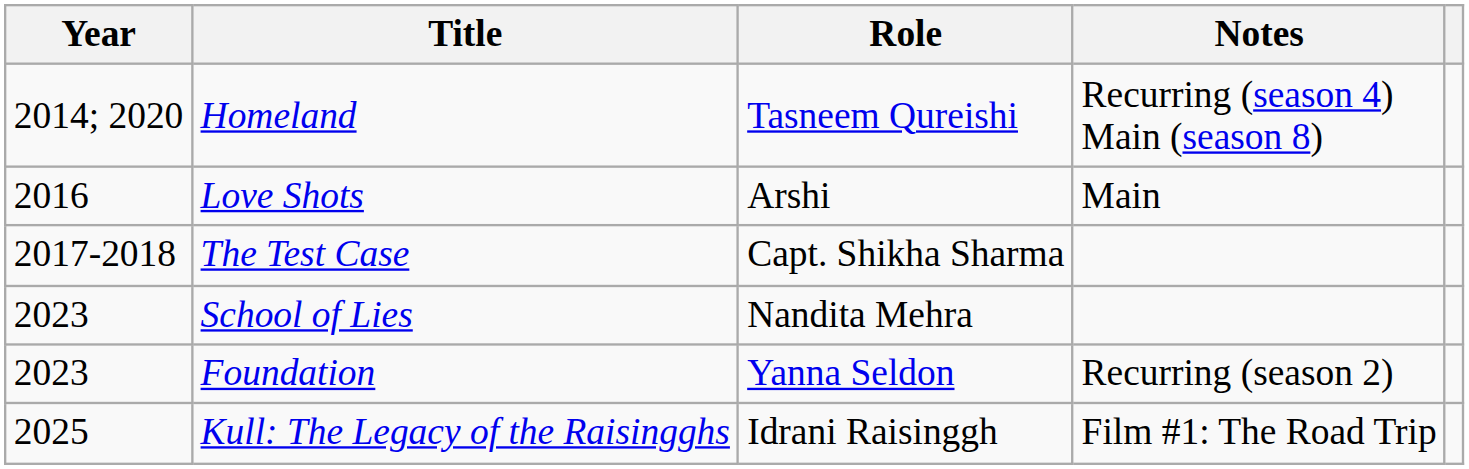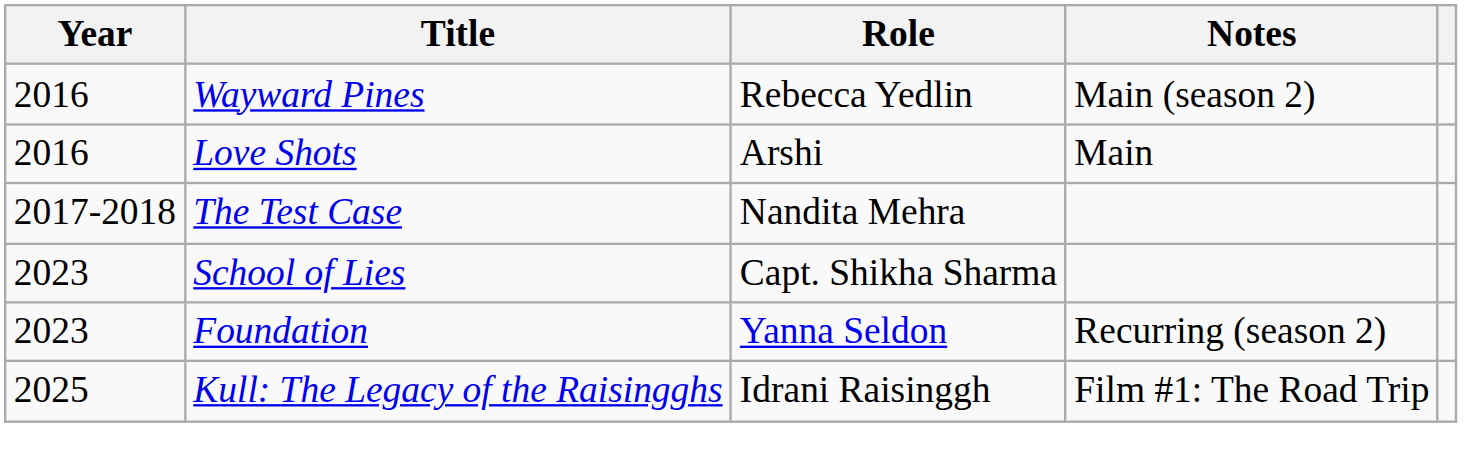- row: (279, 114)
+ row: (309, 93)
(906, 254) Capt. Shikha Sharma -> (853, 212) Nandita Mehra
(860, 313) Nandita Mehra -> (898, 271) Capt. Shikha Sharma
